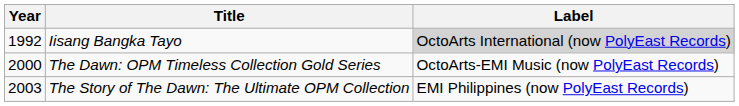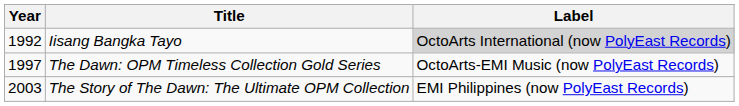(25, 64) 2000 -> (25, 64) 1997
